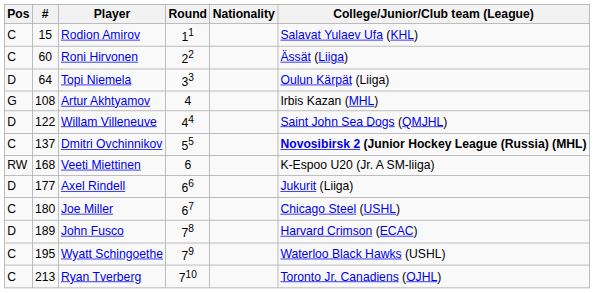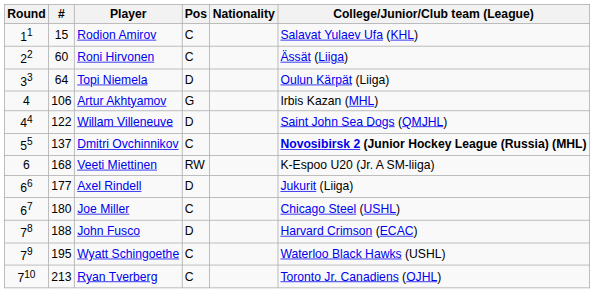columns swapped: (188, 14) <-> (18, 14)
(45, 101) 108 -> (61, 101) 106
(45, 231) 189 -> (61, 231) 188
